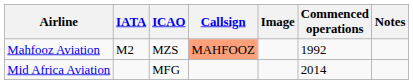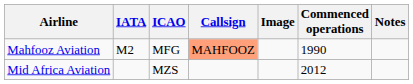(165, 49) MZS -> (166, 49) MFG
(313, 49) 1992 -> (313, 49) 1990
(166, 69) MFG -> (165, 69) MZS
(313, 69) 2014 -> (313, 69) 2012
